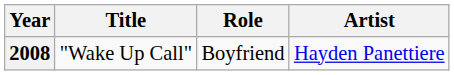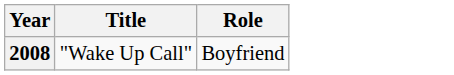- column: (369, 20)
